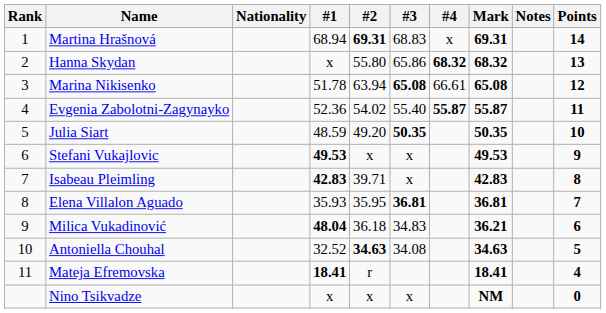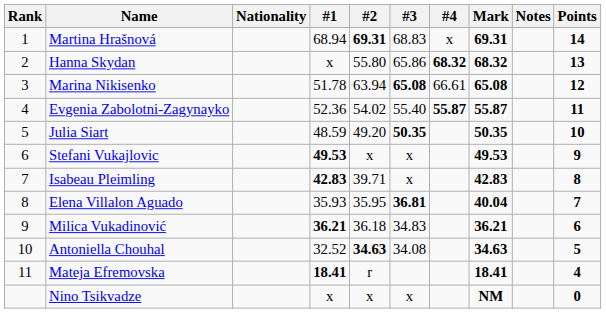(491, 202) 36.81 -> (491, 202) 40.04
(330, 226) 48.04 -> (330, 226) 36.21
